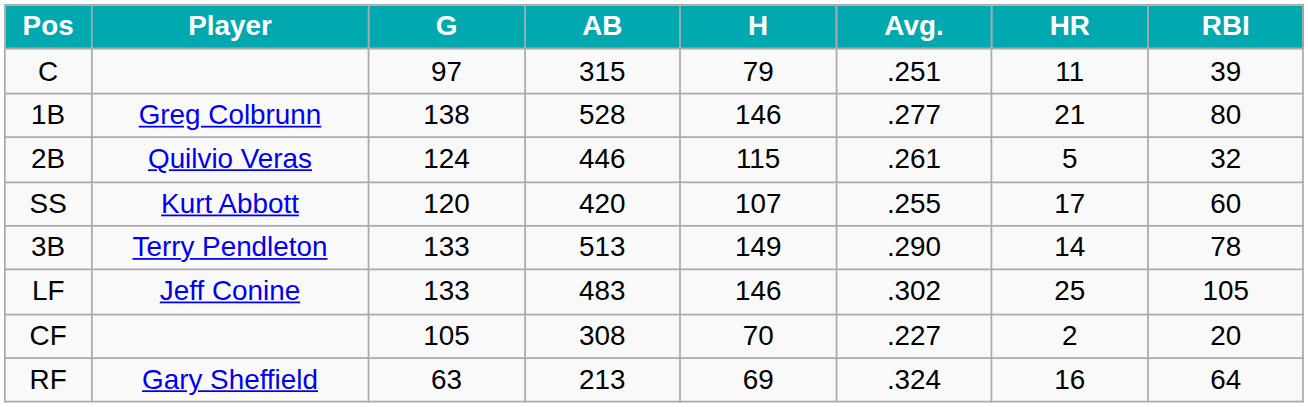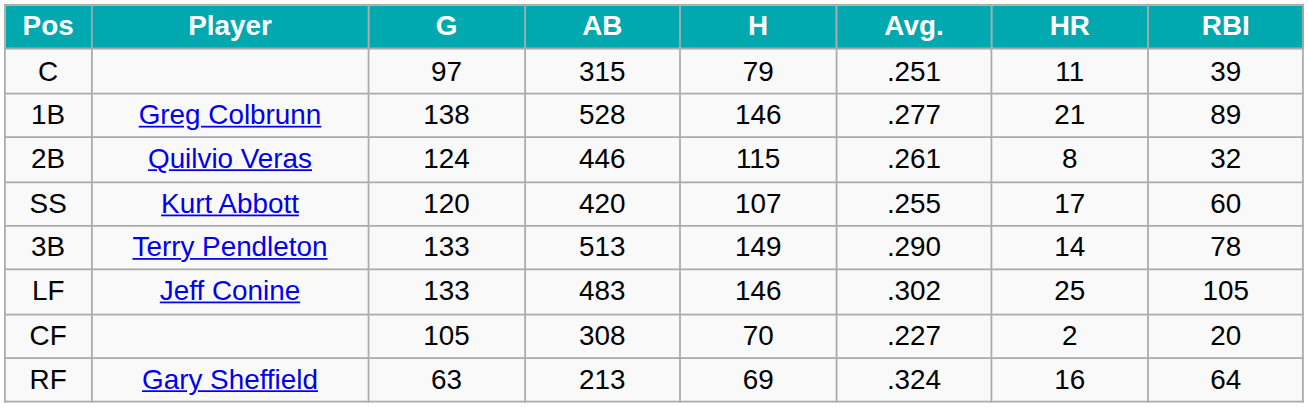(1226, 114) 80 -> (1226, 114) 89
(1070, 159) 5 -> (1070, 159) 8
